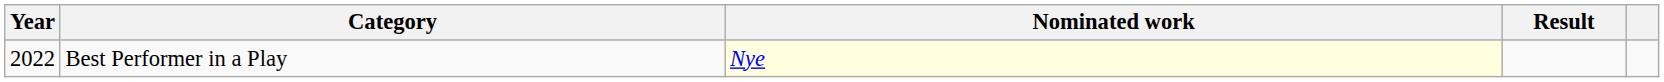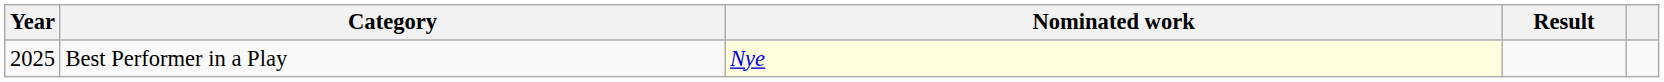(32, 58) 2022 -> (32, 58) 2025
